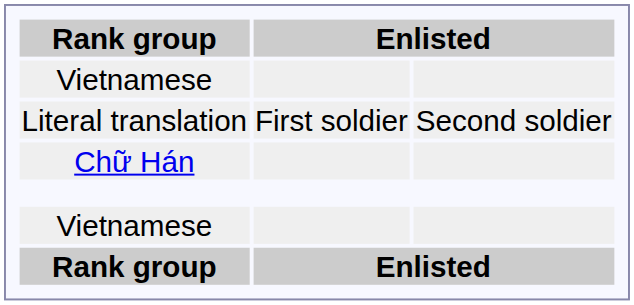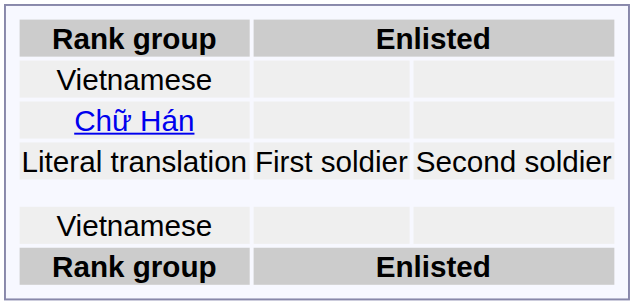rows swapped: (134, 161) <-> (134, 120)
